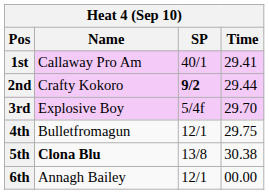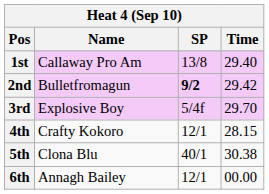(194, 62) 40/1 -> (194, 62) 13/8
(241, 62) 29.41 -> (241, 62) 29.40
(81, 85) Crafty Kokoro -> (84, 85) Bulletfromagun
(241, 85) 29.44 -> (241, 85) 29.42
(84, 131) Bulletfromagun -> (81, 131) Crafty Kokoro
(241, 131) 29.75 -> (241, 131) 28.15
(69, 154) bold -> (68, 154) normal
(194, 154) 13/8 -> (194, 154) 40/1
